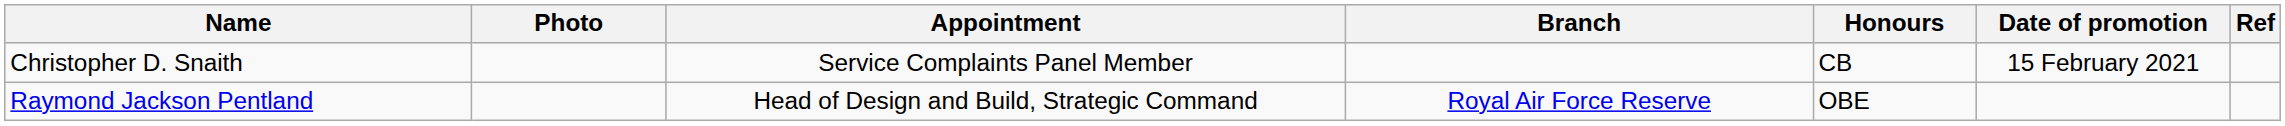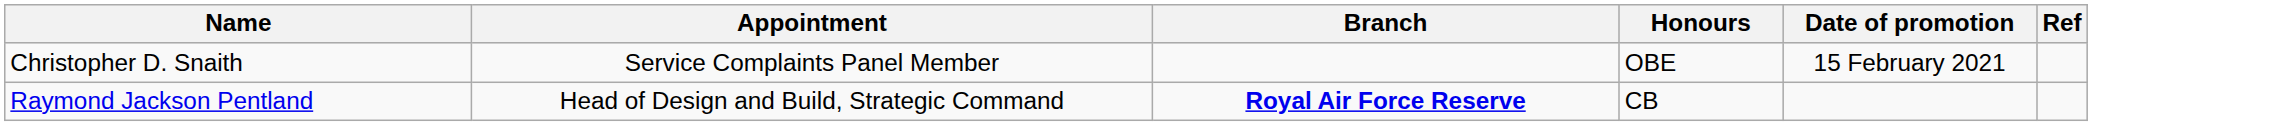- column: (569, 23)
(1835, 62) CB -> (1650, 62) OBE
(1579, 100) normal -> (1386, 100) bold
(1844, 100) OBE -> (1642, 100) CB
